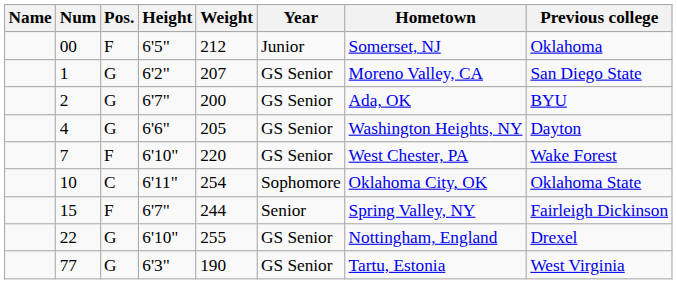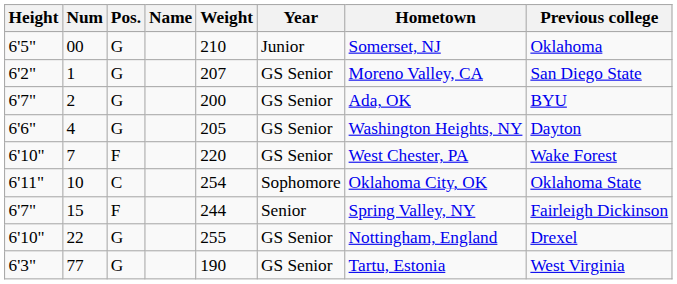columns swapped: (30, 18) <-> (167, 18)
(109, 45) F -> (117, 45) G
(213, 45) 212 -> (213, 45) 210
